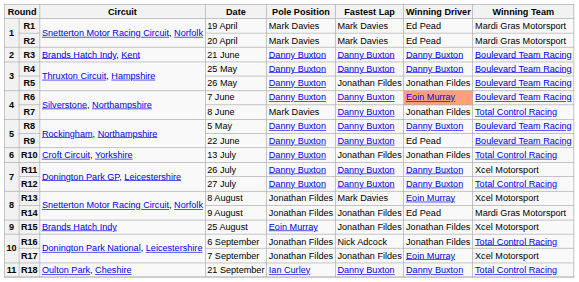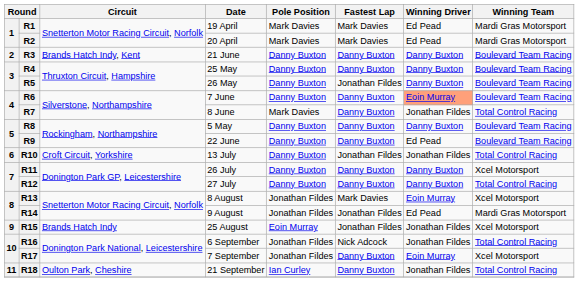(438, 83) Jonathan Fildes -> (435, 83) Danny Buxton
(370, 255) Jonathan Fildes -> (366, 255) Danny Buxton
(435, 270) Danny Buxton -> (438, 270) Jonathan Fildes
